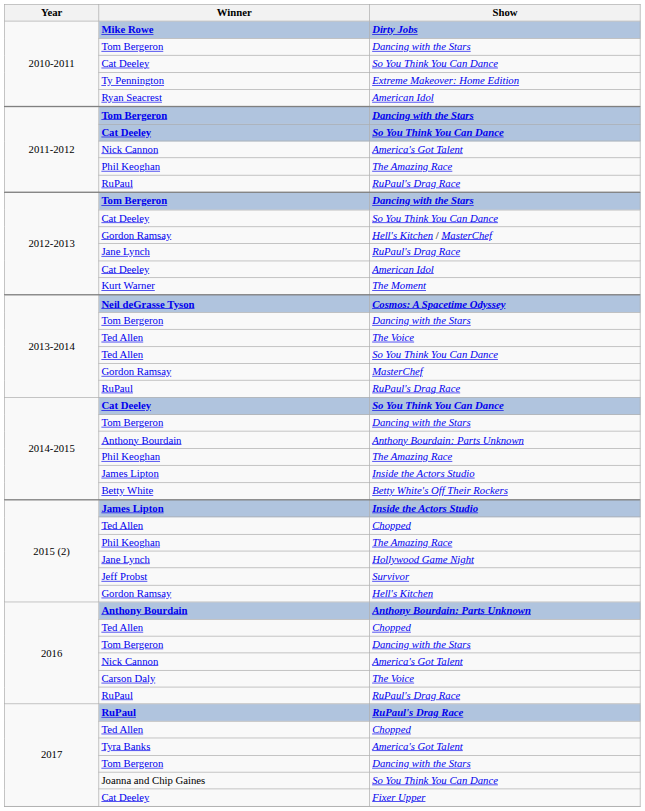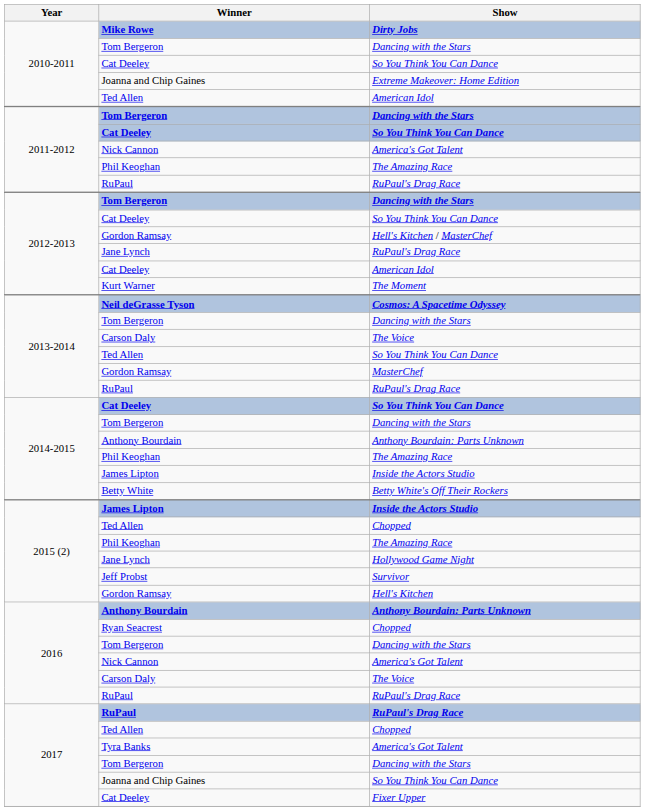(133, 81) Ty Pennington -> (153, 81) Joanna and Chip Gaines
(132, 98) Ryan Seacrest -> (122, 98) Ted Allen
(122, 338) Ted Allen -> (128, 338) Carson Daly
(122, 627) Ted Allen -> (132, 627) Ryan Seacrest
